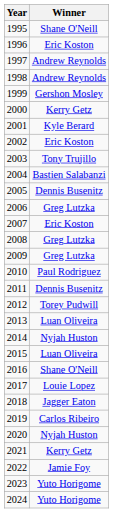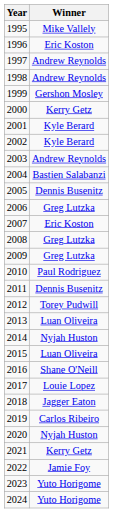(69, 28) Shane O'Neill -> (69, 28) Mike Vallely
(69, 142) Eric Koston -> (69, 142) Kyle Berard
(69, 158) Tony Trujillo -> (69, 158) Andrew Reynolds
